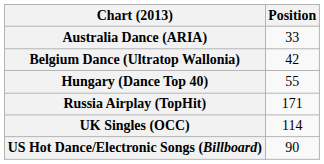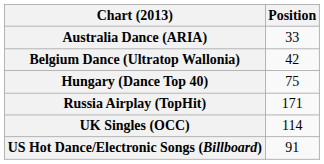(292, 81) 55 -> (292, 81) 75
(292, 147) 90 -> (292, 147) 91
